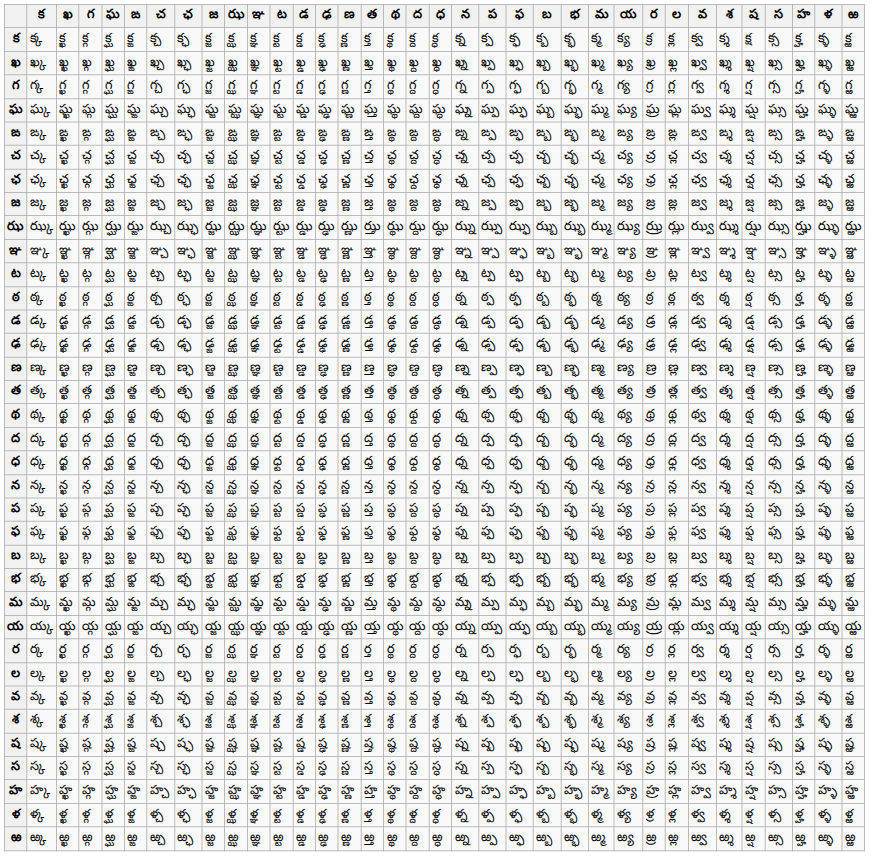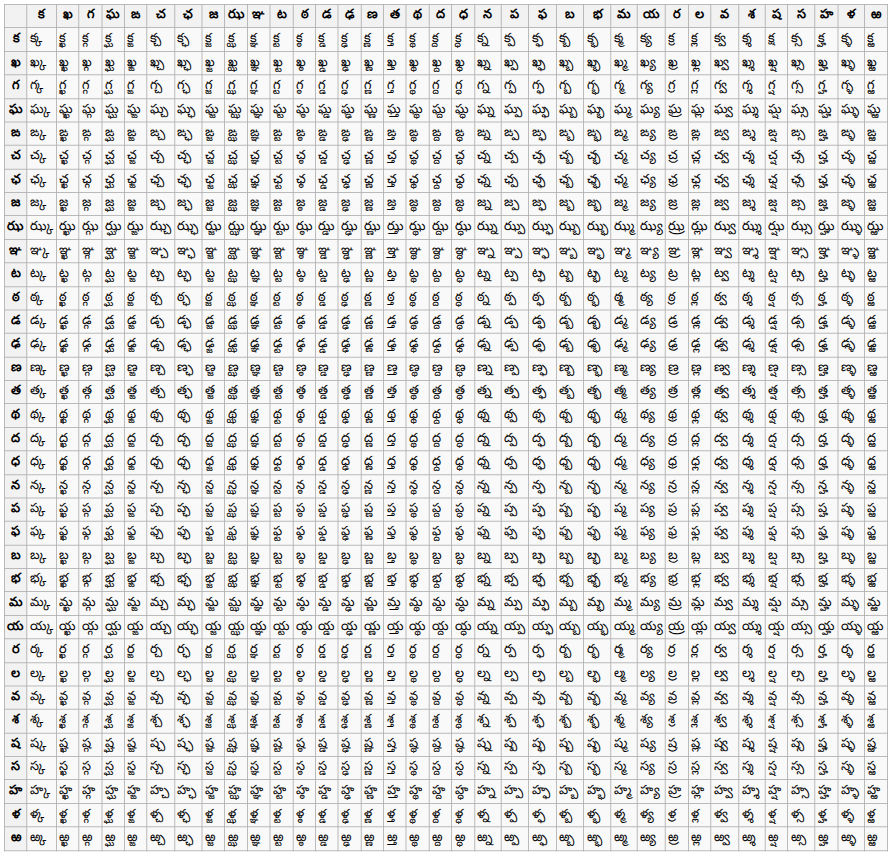+ column: (304, 14)
